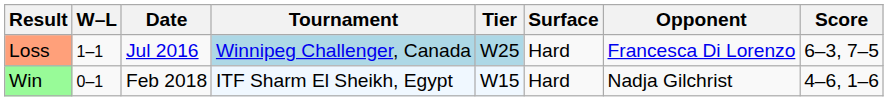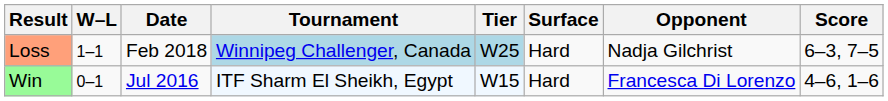(162, 50) Jul 2016 -> (167, 50) Feb 2018
(701, 50) Francesca Di Lorenzo -> (670, 50) Nadja Gilchrist
(167, 80) Feb 2018 -> (162, 80) Jul 2016
(670, 80) Nadja Gilchrist -> (701, 80) Francesca Di Lorenzo
